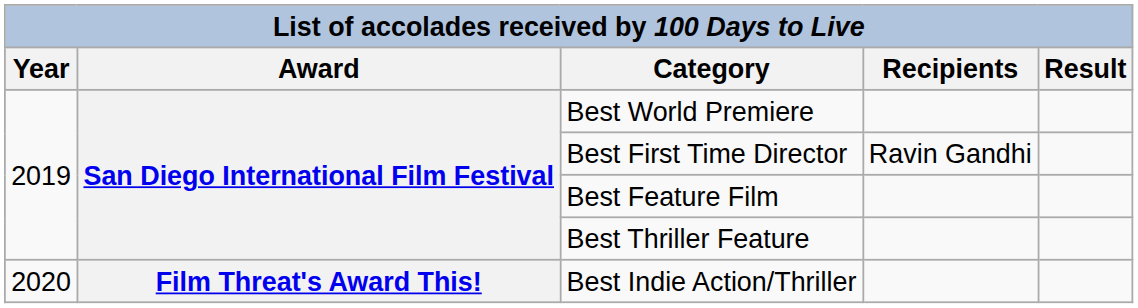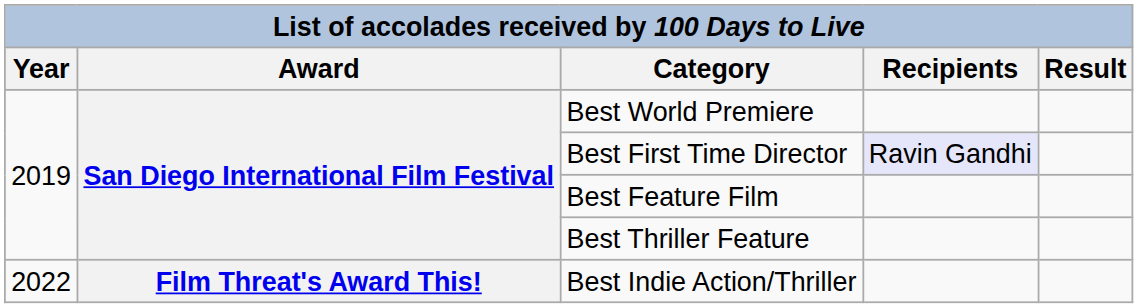(950, 154) no background -> (950, 154) lavender background
(41, 282) 2020 -> (41, 282) 2022
